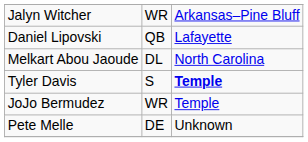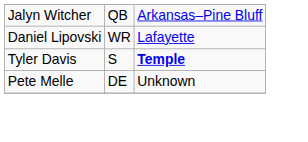(156, 15) WR -> (118, 15) QB
(155, 37) QB -> (119, 37) WR
- row: (73, 59)
- row: (56, 103)
